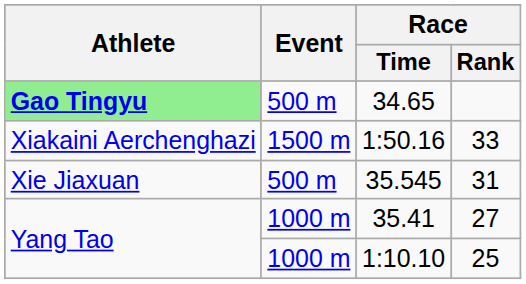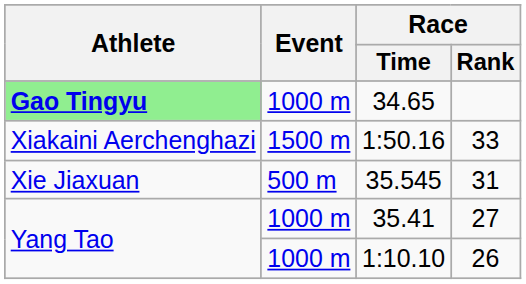(302, 101) 500 m -> (309, 101) 1000 m
(485, 259) 25 -> (485, 259) 26
